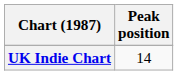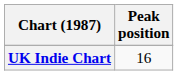(144, 57) 14 -> (144, 57) 16
